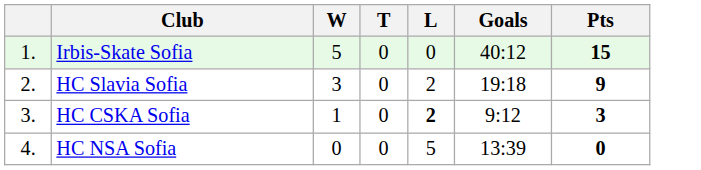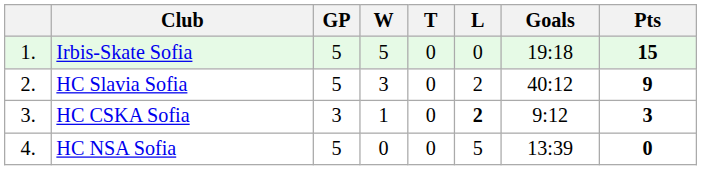+ column: (337, 20)
(503, 52) 40:12 -> (550, 52) 19:18
(503, 84) 19:18 -> (550, 84) 40:12
